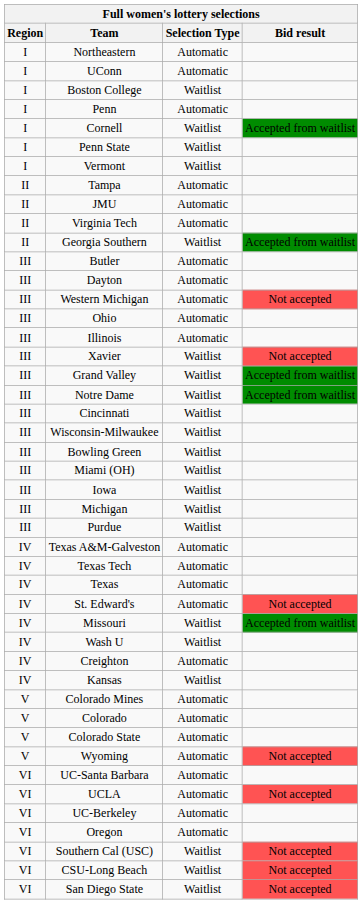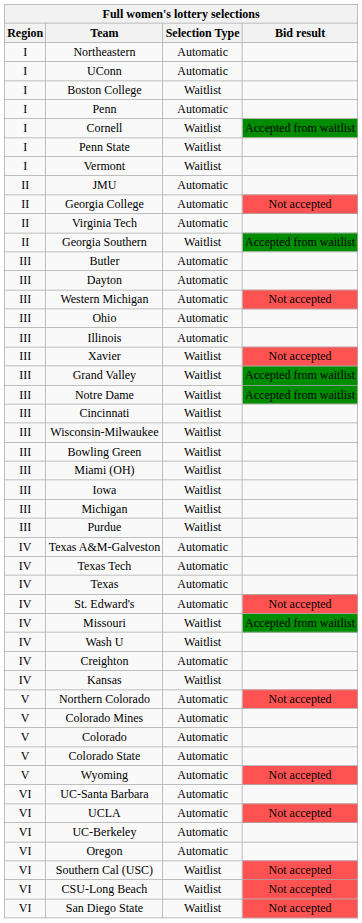- row: (104, 185)
+ row: (104, 204)
+ row: (104, 699)
